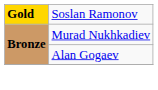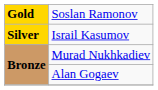+ row: (90, 34)
